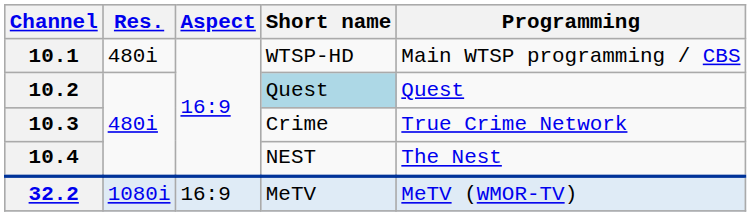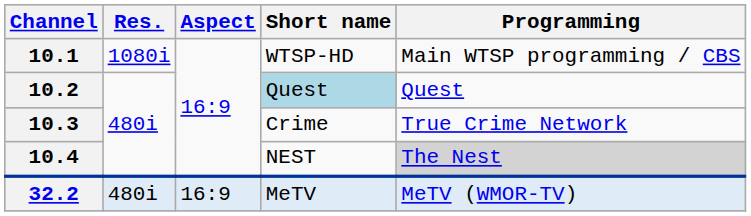(133, 56) 480i -> (139, 56) 1080i
(452, 158) no background -> (452, 158) lightgrey background
(139, 194) 1080i -> (133, 194) 480i
